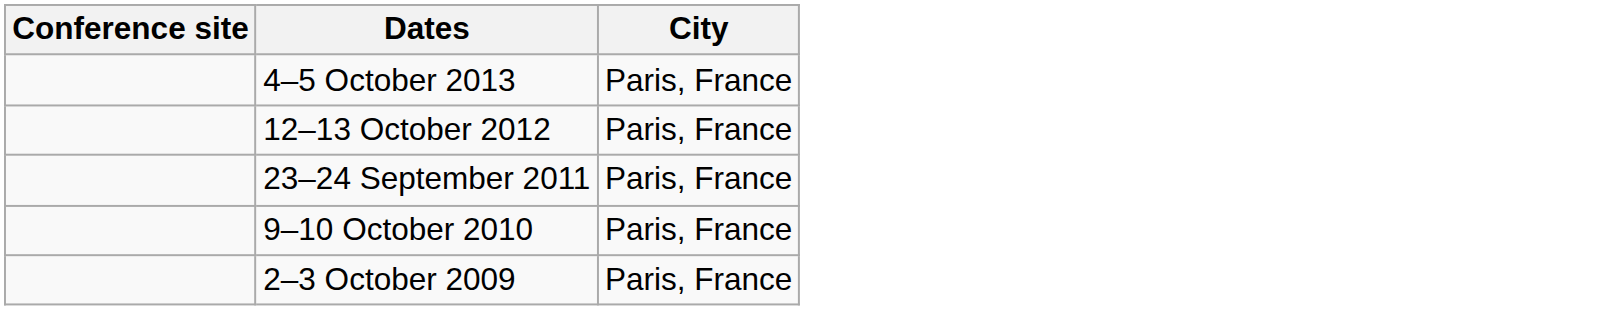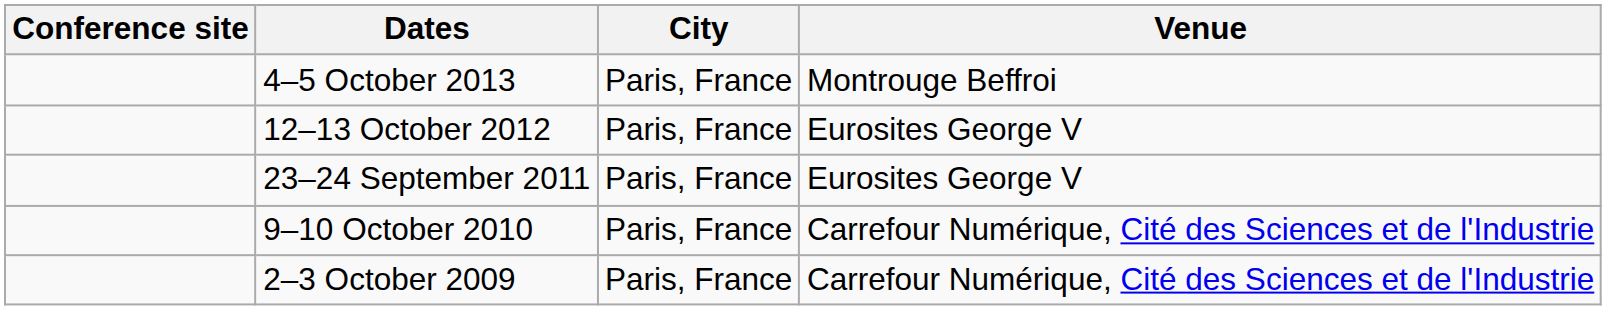+ column: (1201, 29)
